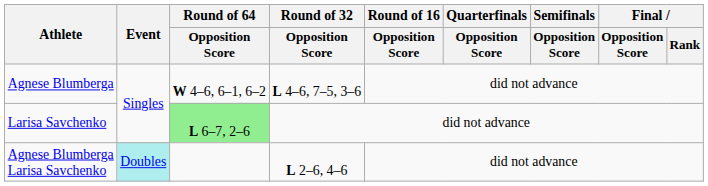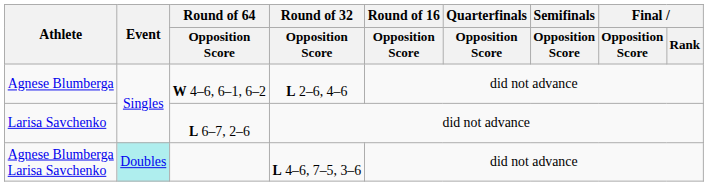(317, 92) L 4–6, 7–5, 3–6 -> (317, 92) L 2–6, 4–6
(219, 131) lightgreen background -> (219, 131) no background
(317, 170) L 2–6, 4–6 -> (317, 170) L 4–6, 7–5, 3–6
